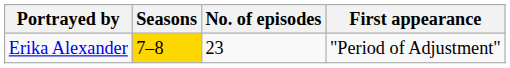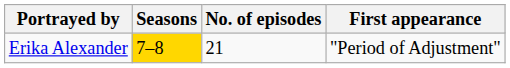(215, 47) 23 -> (215, 47) 21
